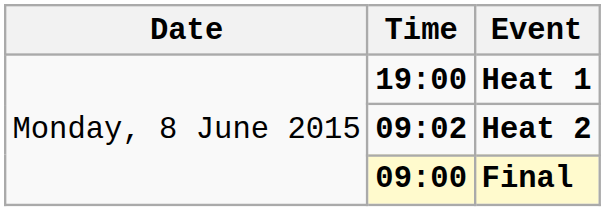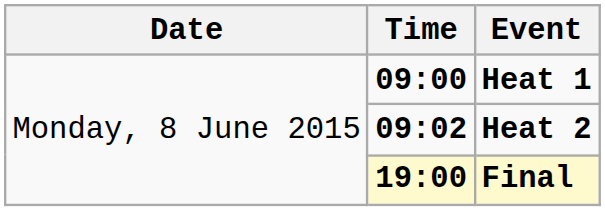(421, 80) 19:00 -> (421, 80) 09:00
(421, 179) 09:00 -> (421, 179) 19:00
